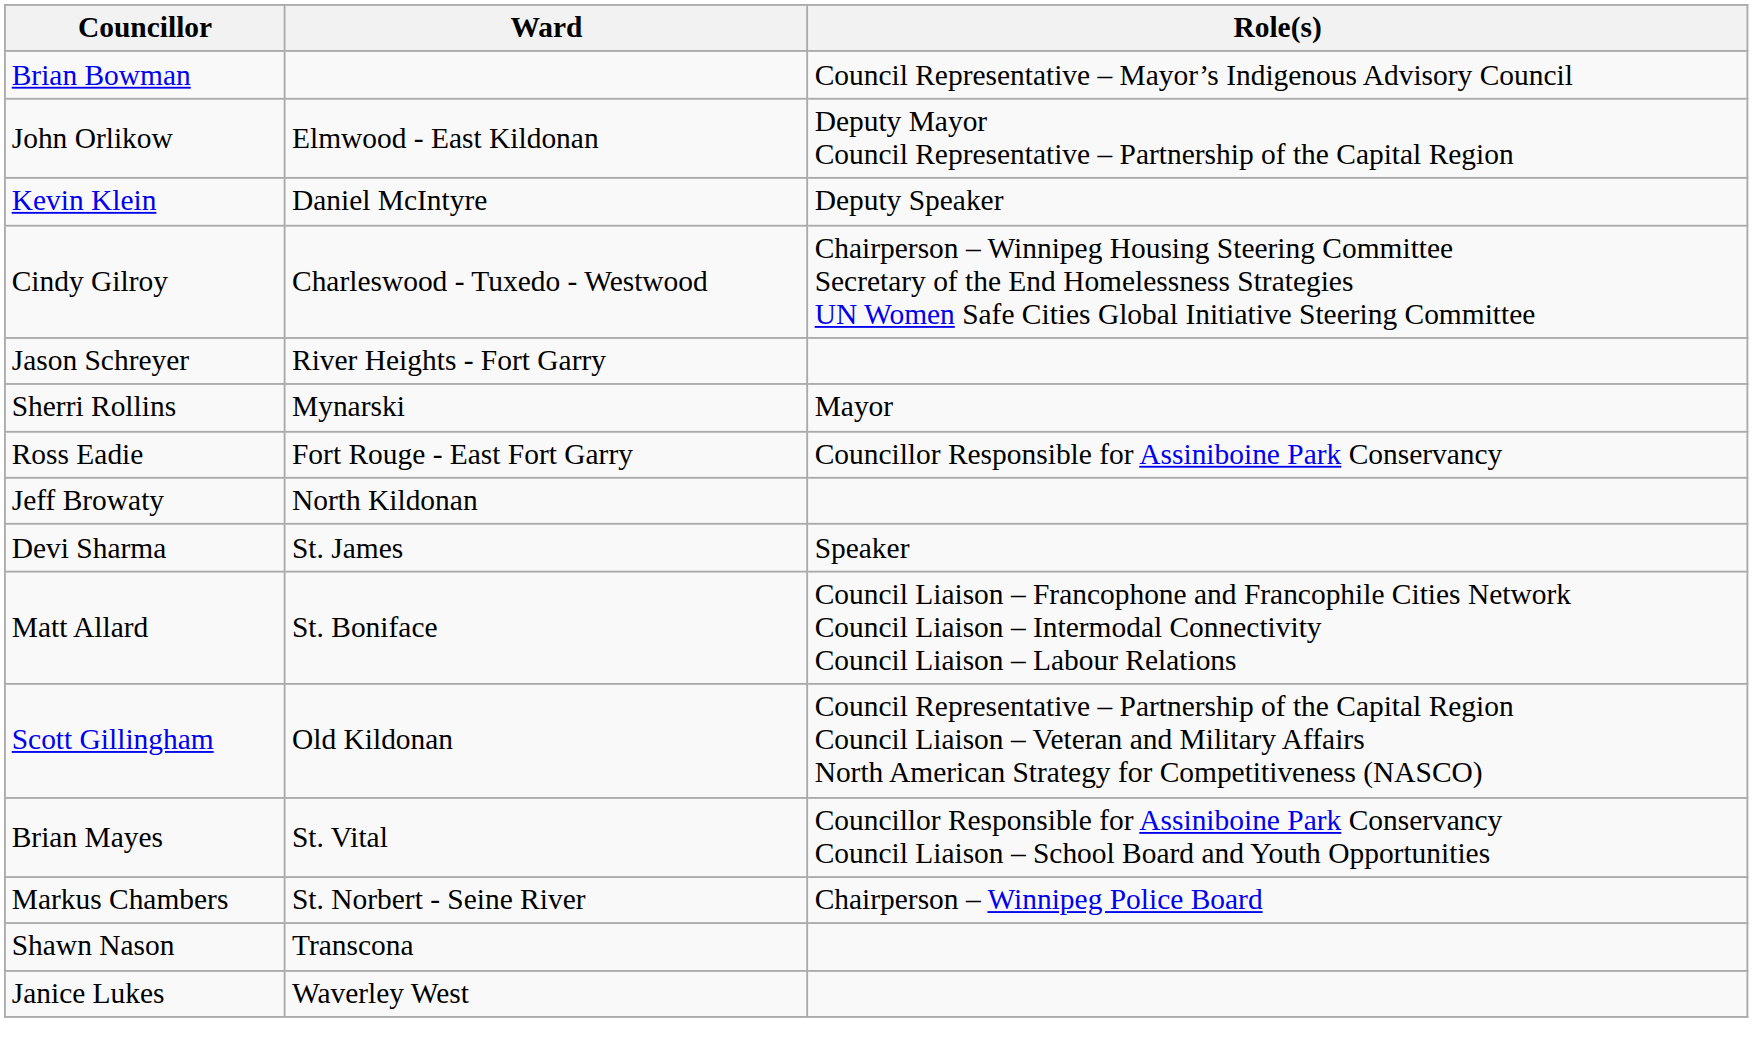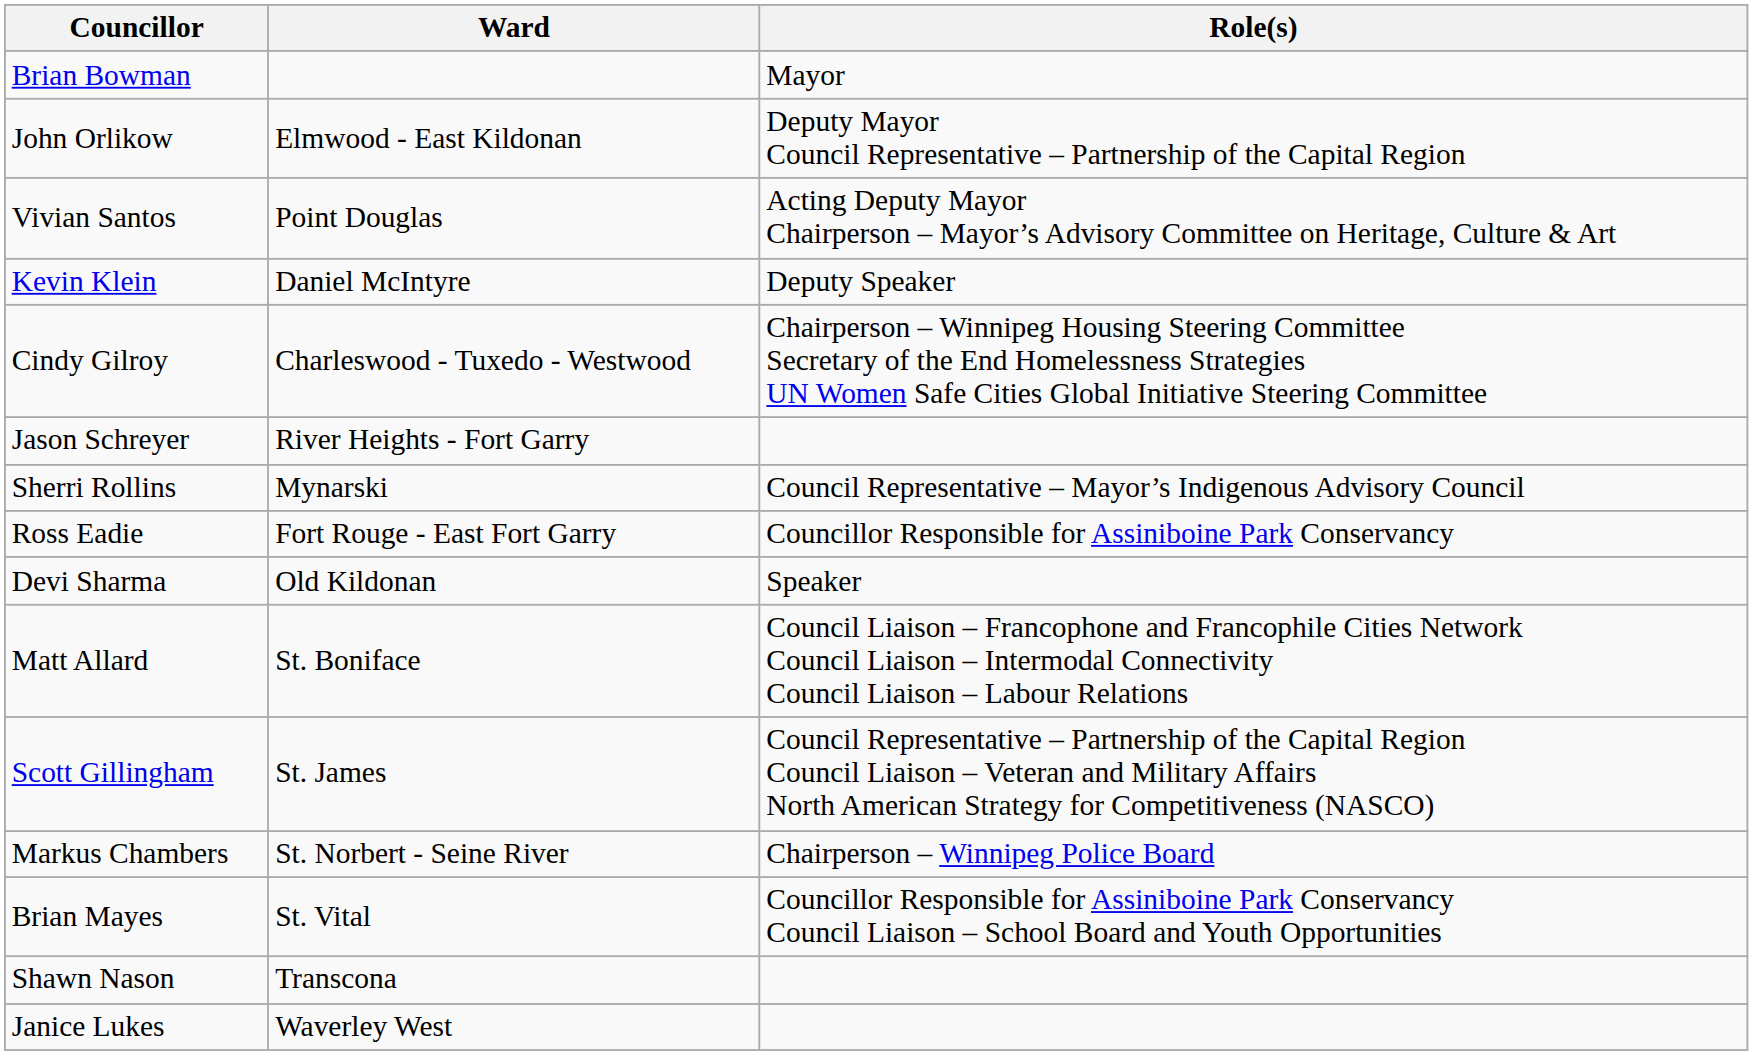(1194, 74) Council Representative – Mayor’s Indigenous Advisory Council -> (806, 74) Mayor
+ row: (94, 217)
(854, 407) Mayor -> (1145, 487) Council Representative – Mayor’s Indigenous Advisory Council
- row: (88, 500)
(348, 547) St. James -> (356, 580) Old Kildonan
(373, 740) Old Kildonan -> (331, 773) St. James
rows swapped: (120, 899) <-> (87, 836)
